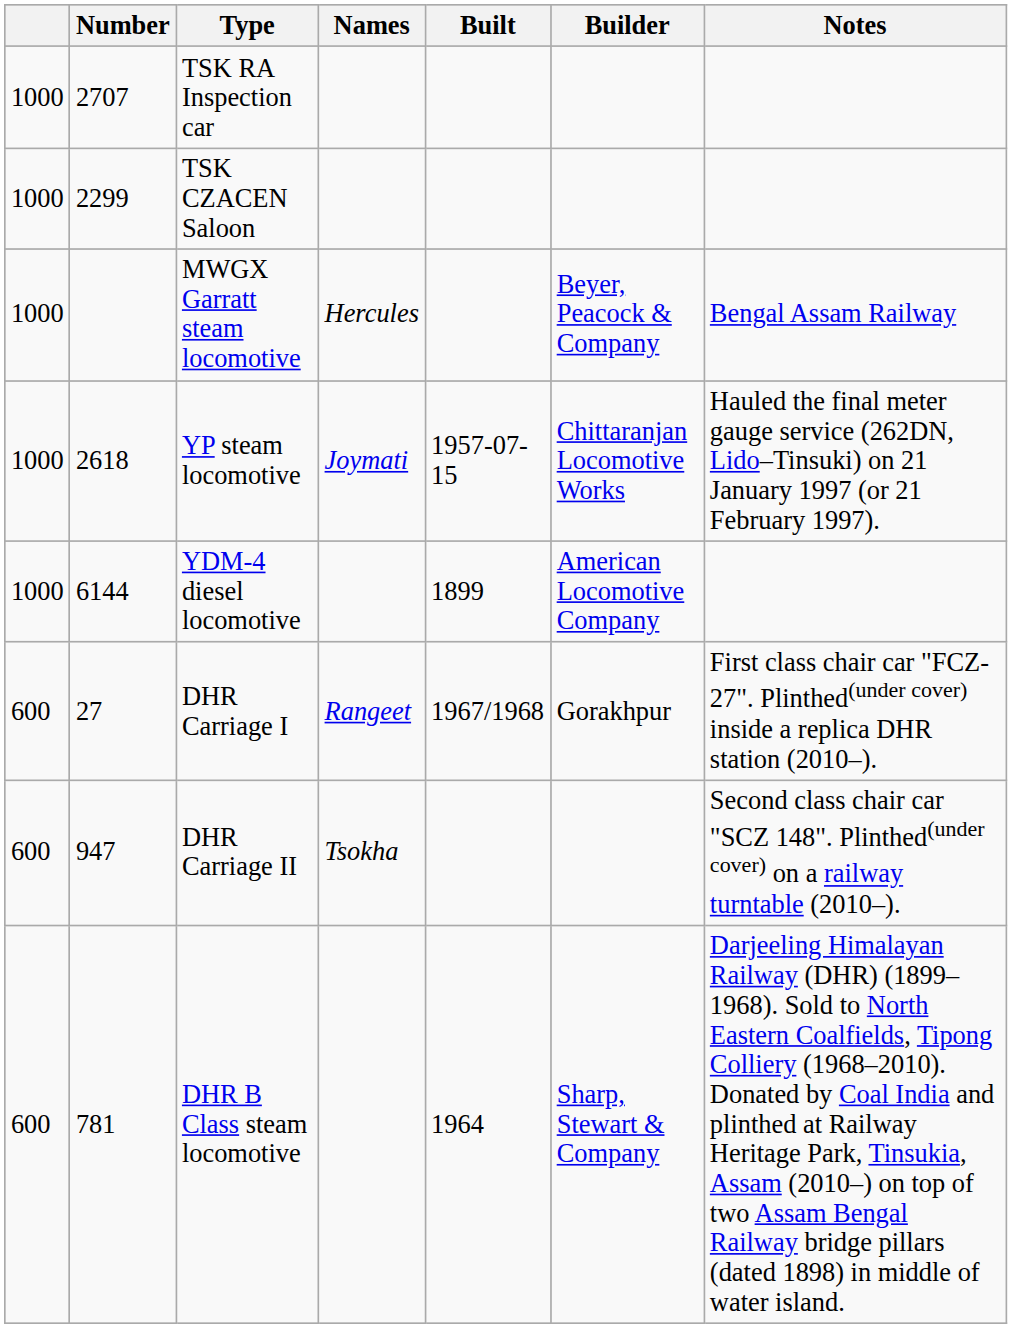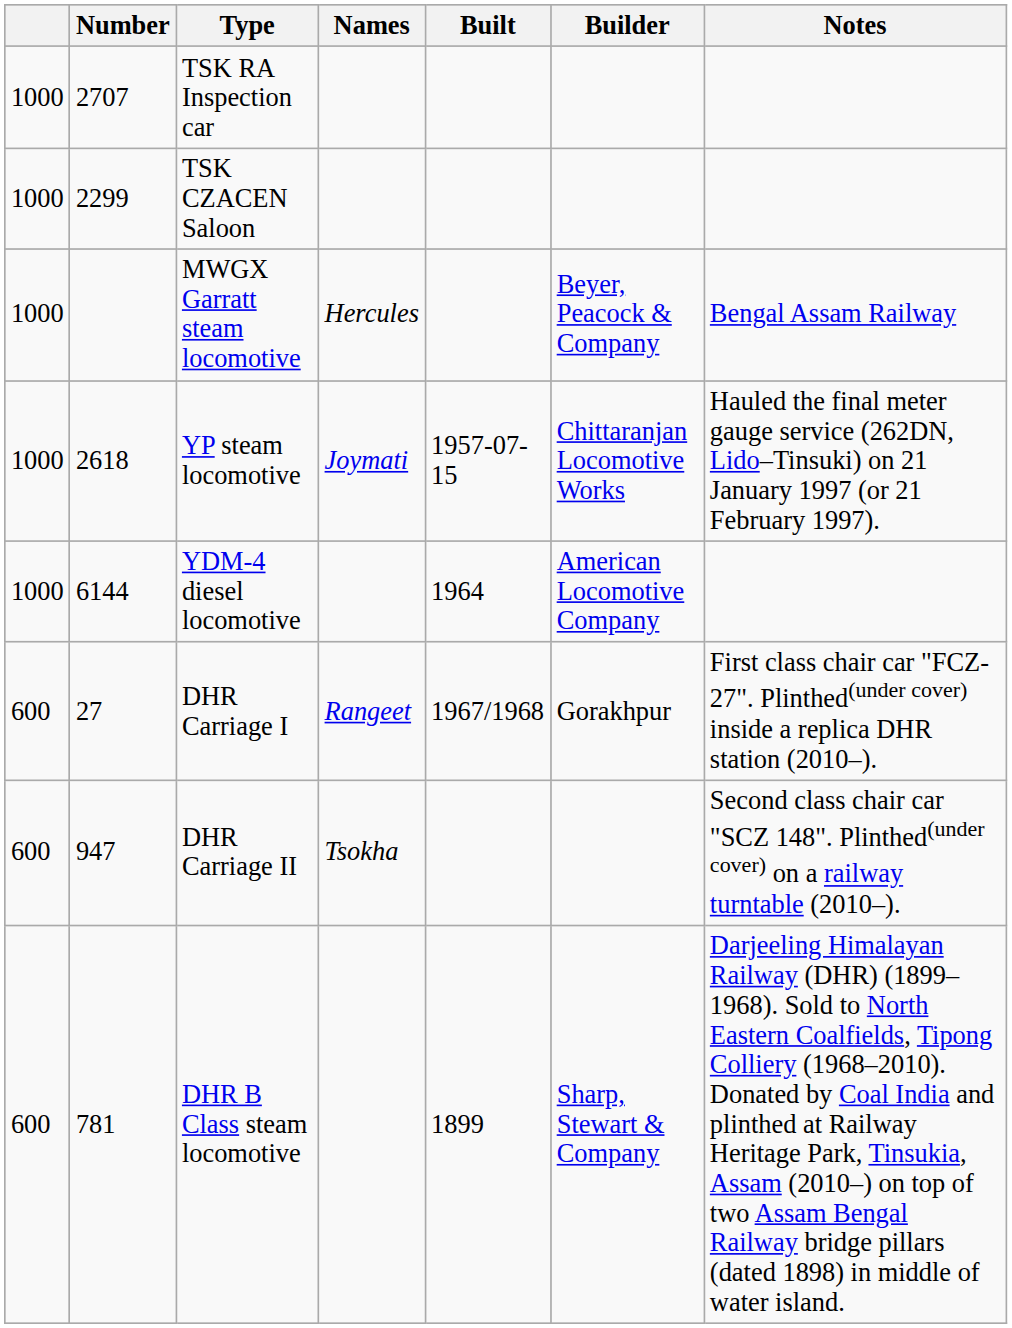(457, 591) 1899 -> (457, 591) 1964
(457, 1124) 1964 -> (457, 1124) 1899
